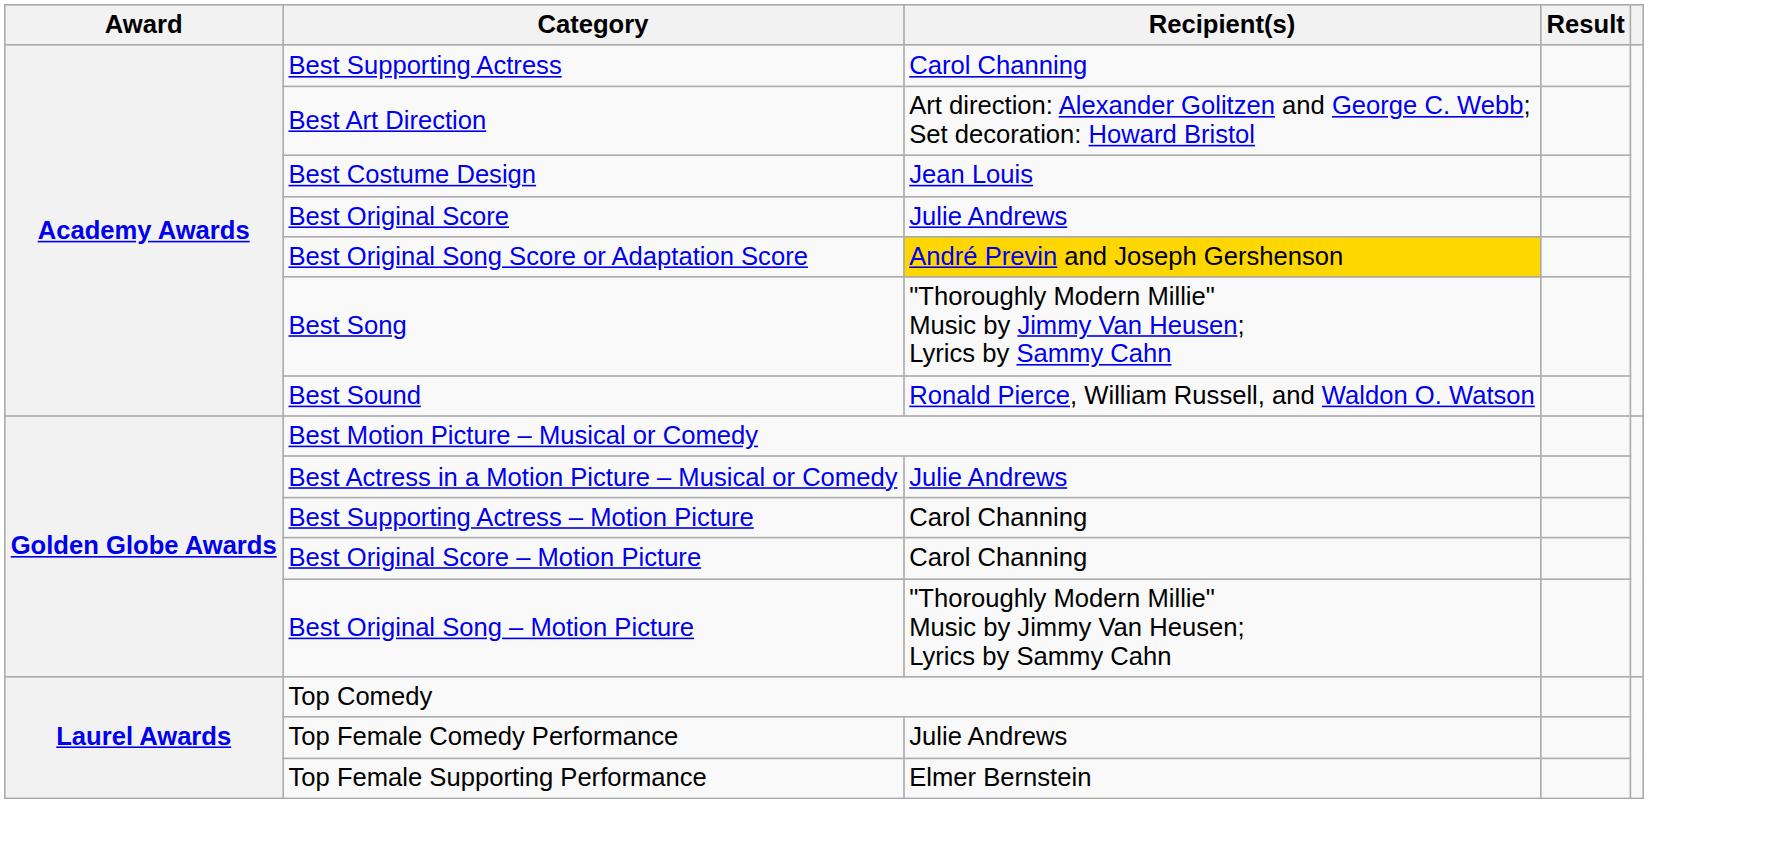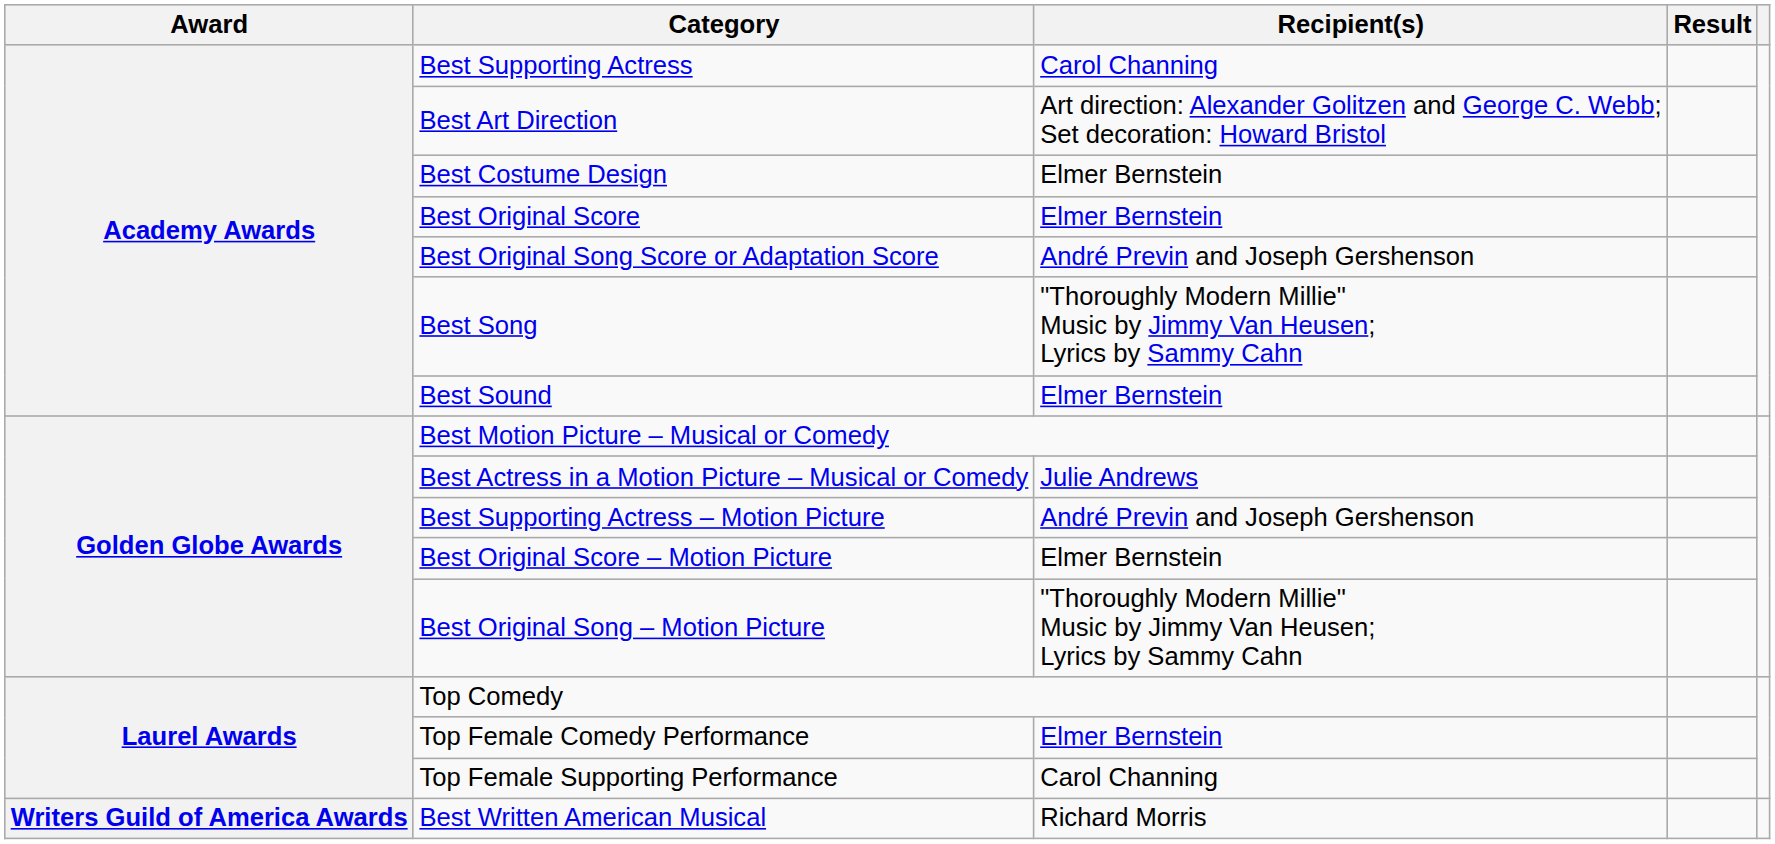(971, 175) Jean Louis -> (1131, 175) Elmer Bernstein
(988, 216) Julie Andrews -> (1131, 216) Elmer Bernstein
(1126, 256) gold background -> (1257, 256) no background
(1222, 395) Ronald Pierce, William Russell, and Waldon O. Watson -> (1131, 395) Elmer Bernstein
(998, 517) Carol Channing -> (1257, 517) André Previn and Joseph Gershenson
(998, 557) Carol Channing -> (1131, 557) Elmer Bernstein
(988, 737) Julie Andrews -> (1131, 737) Elmer Bernstein
(1000, 777) Elmer Bernstein -> (1129, 777) Carol Channing
+ row: (593, 818)
